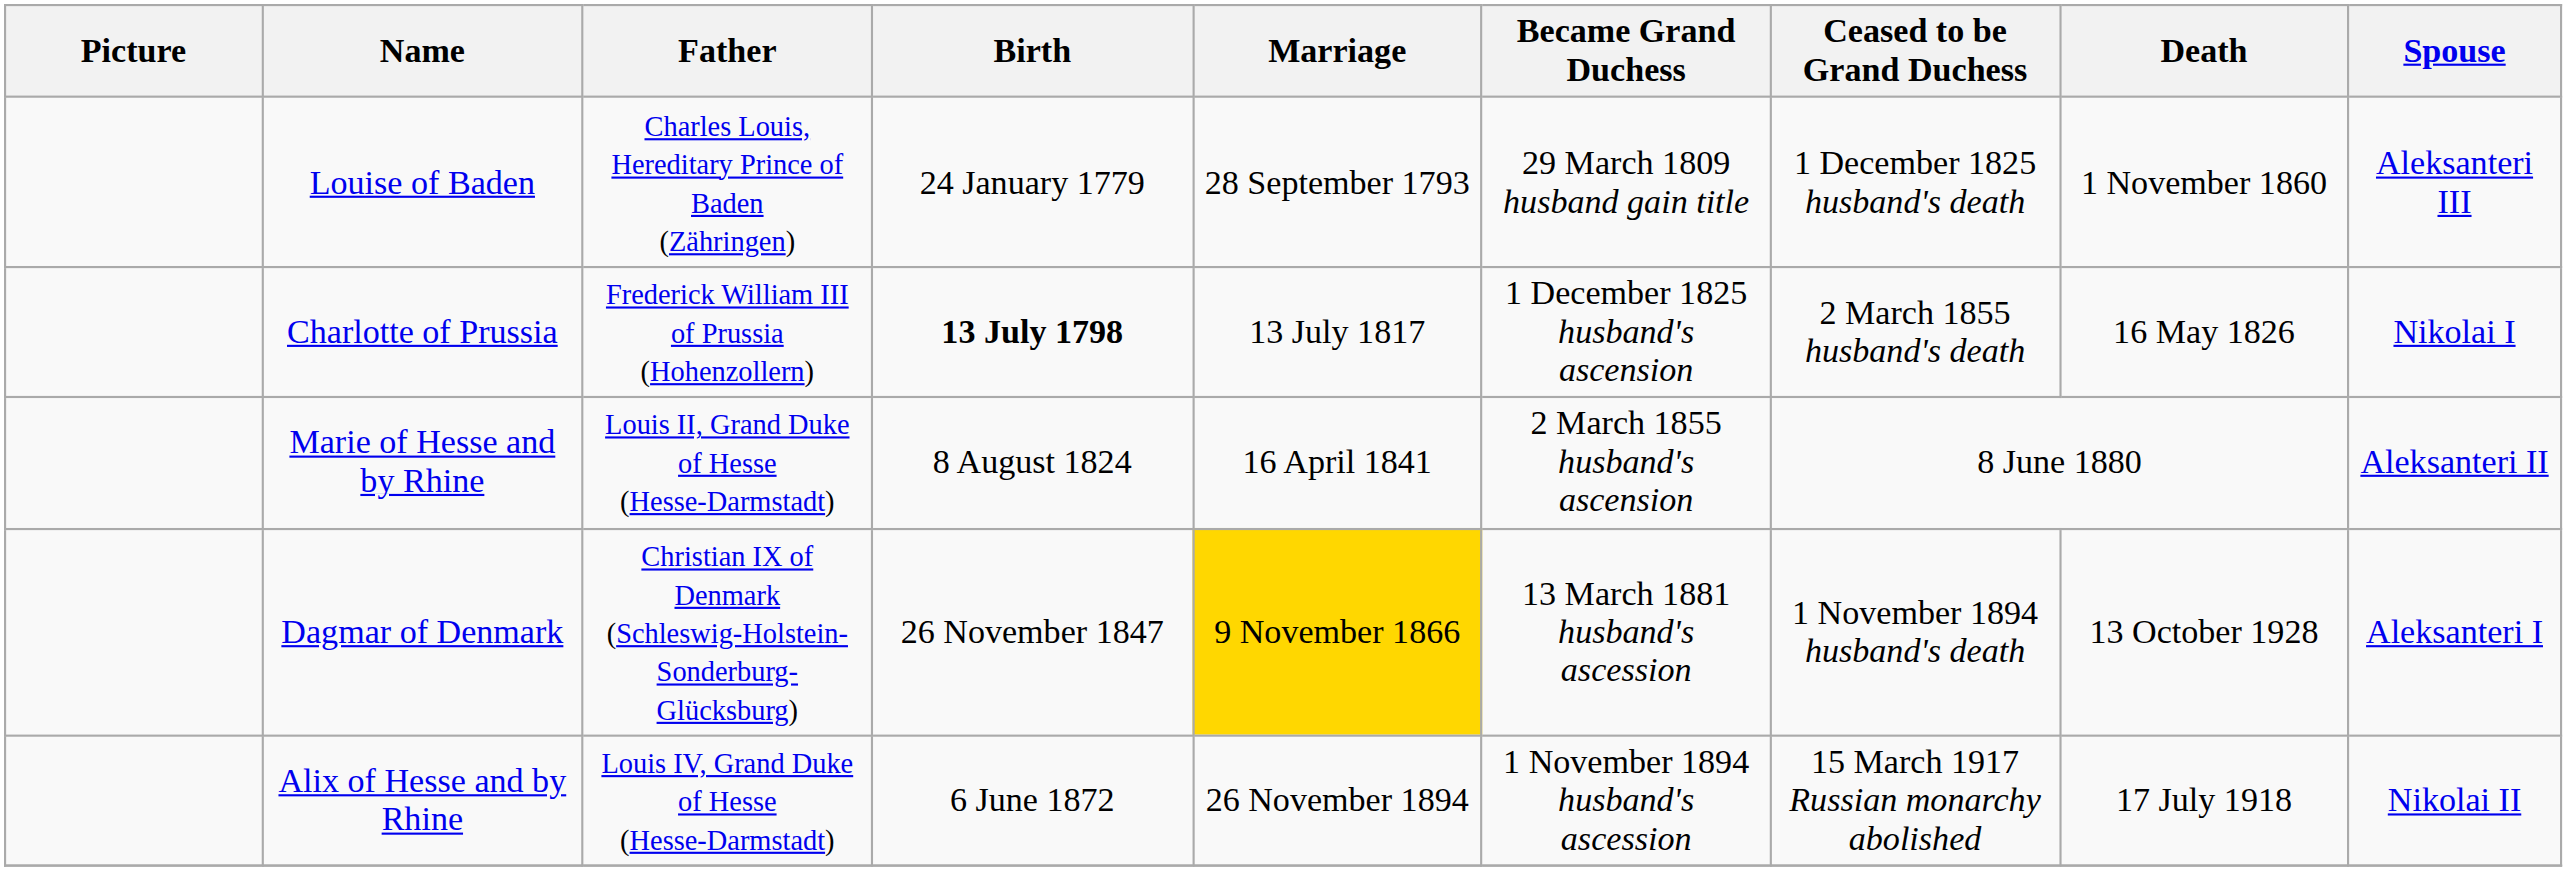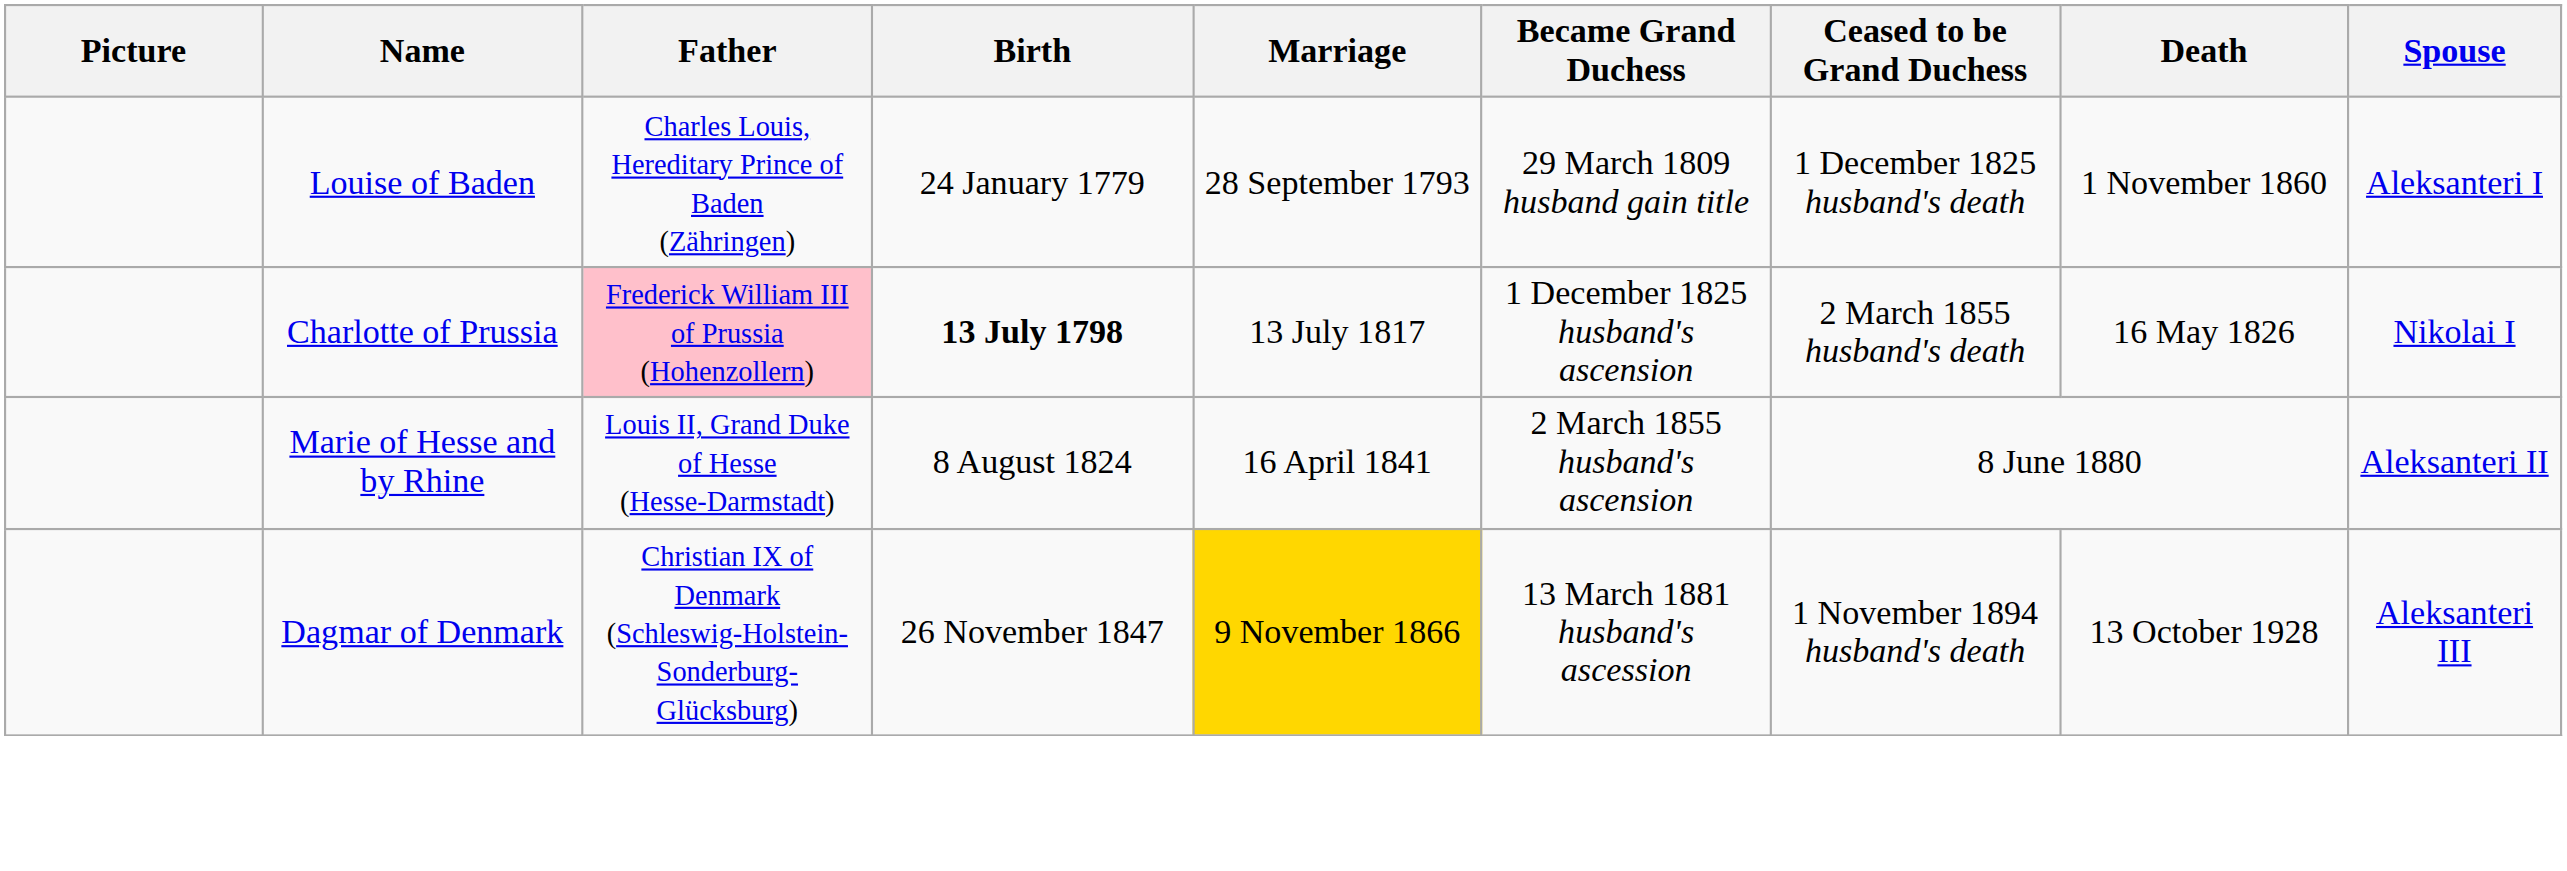(2455, 181) Aleksanteri III -> (2455, 181) Aleksanteri I
(727, 333) no background -> (727, 333) pink background
(2455, 631) Aleksanteri I -> (2455, 631) Aleksanteri III
- row: (422, 800)
